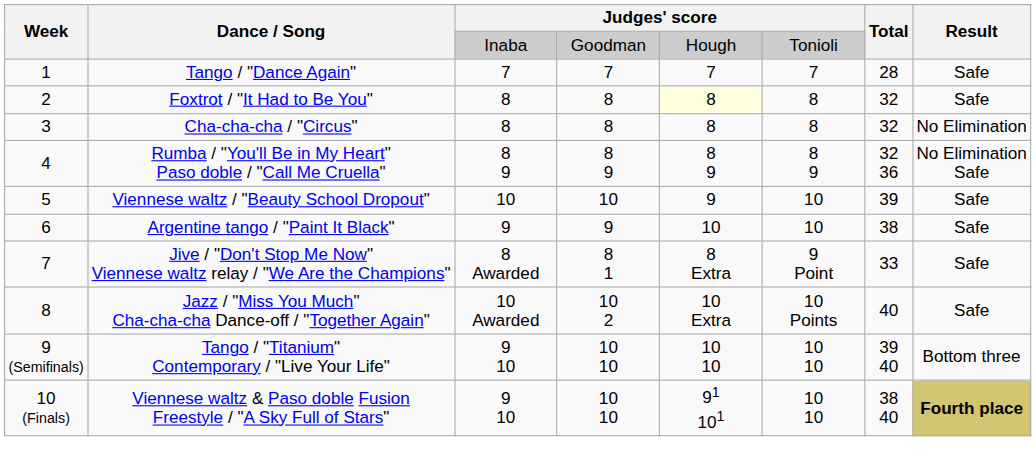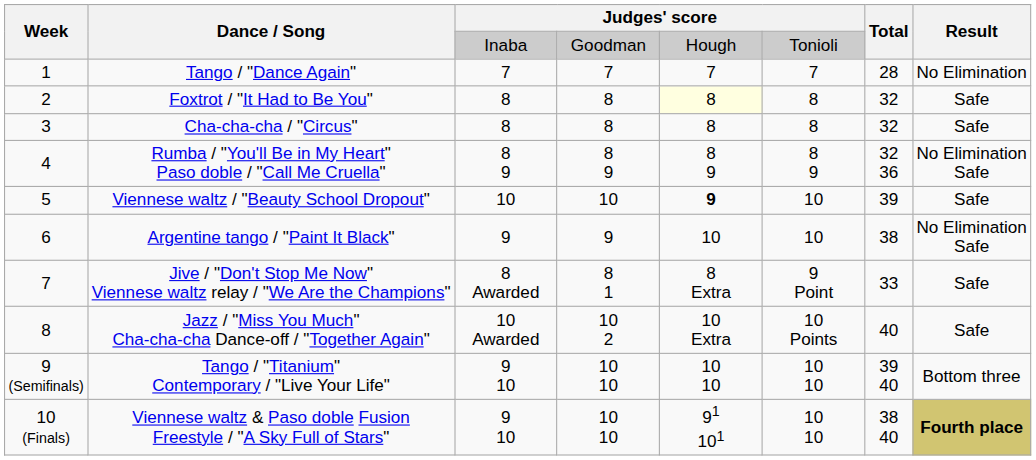(972, 72) Safe -> (972, 72) No Elimination
(972, 126) No Elimination -> (972, 126) Safe
(711, 200) normal -> (711, 200) bold
(972, 227) Safe -> (972, 237) No Elimination Safe
